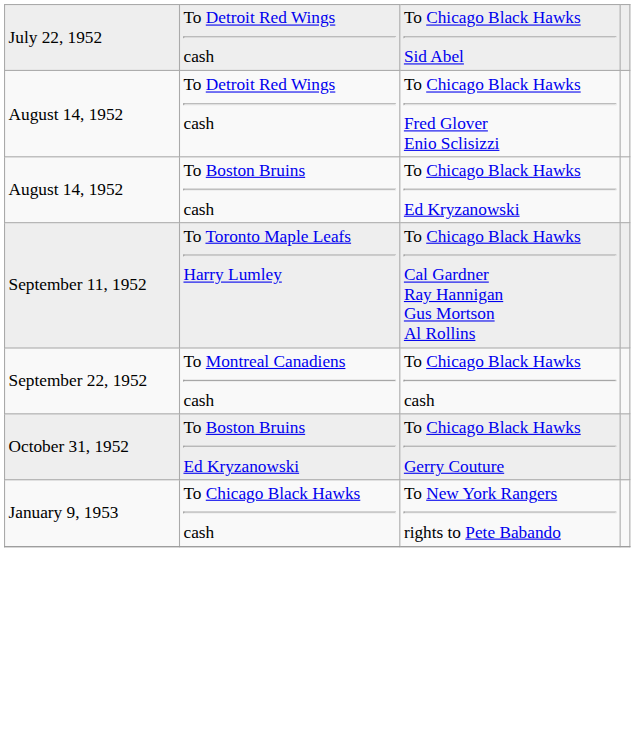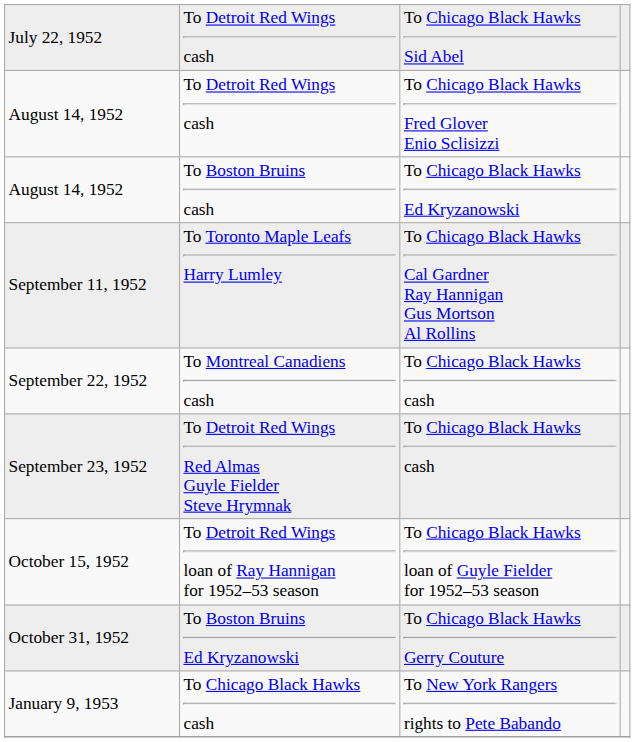+ row: (78, 466)
+ row: (69, 561)
